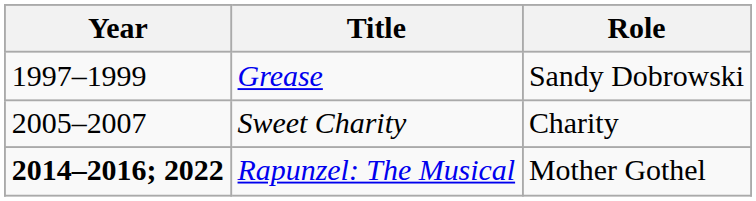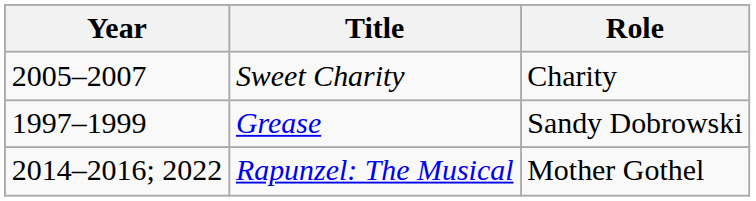rows swapped: (280, 75) <-> (322, 123)
(118, 170) bold -> (117, 170) normal
